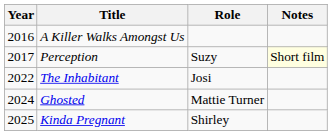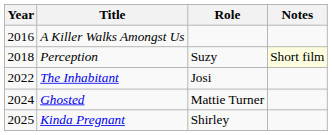(21, 57) 2017 -> (21, 57) 2018
